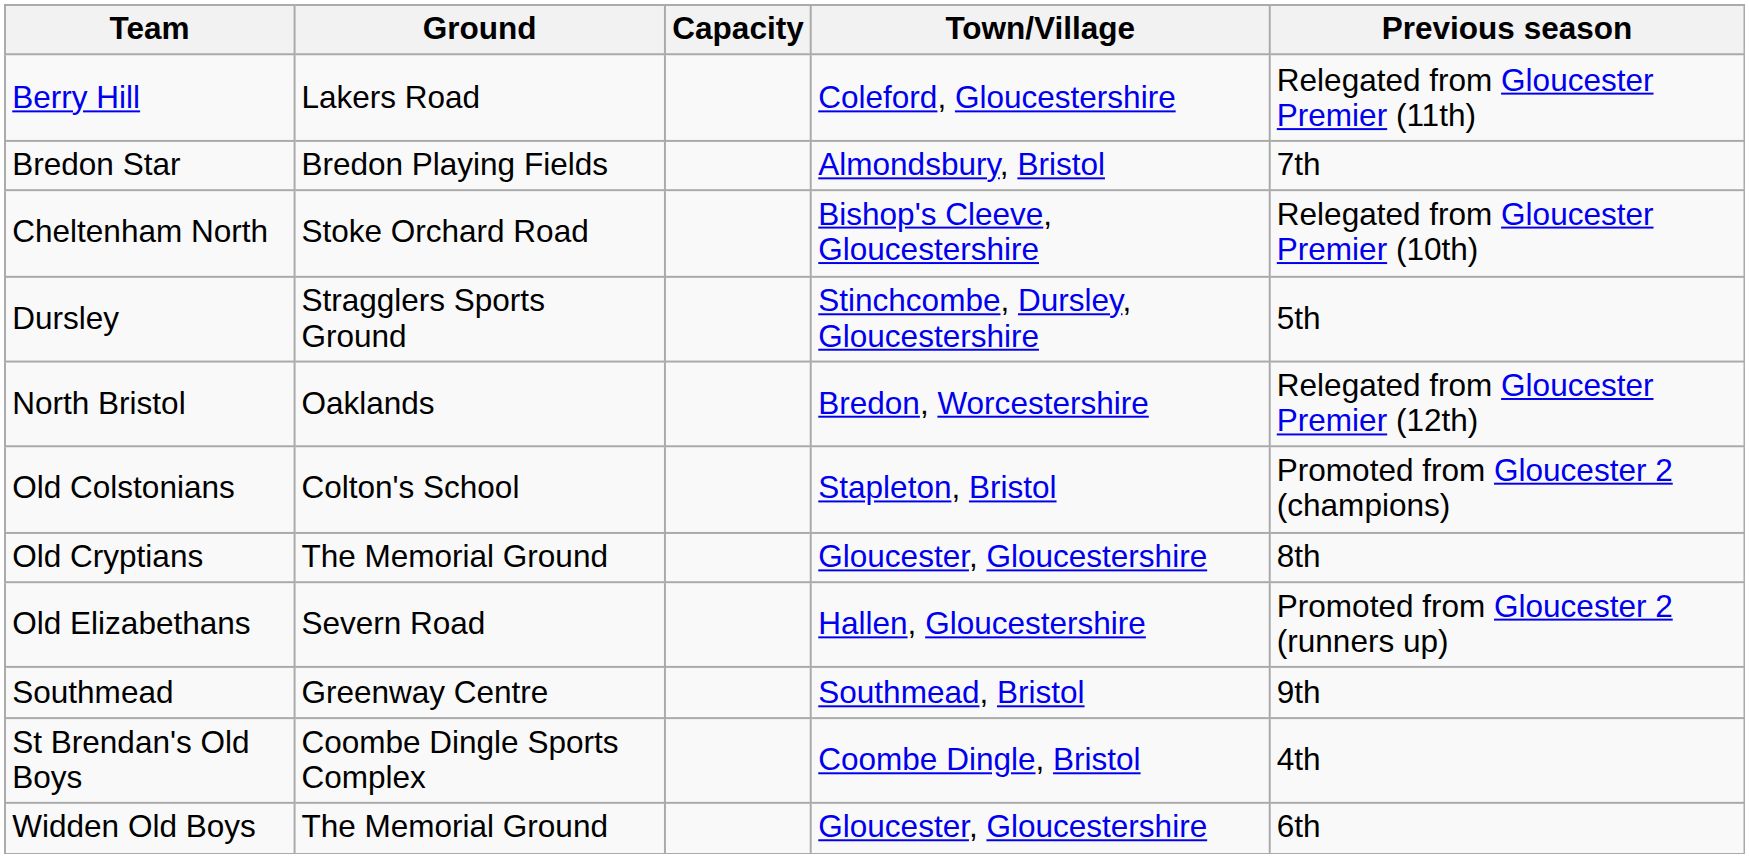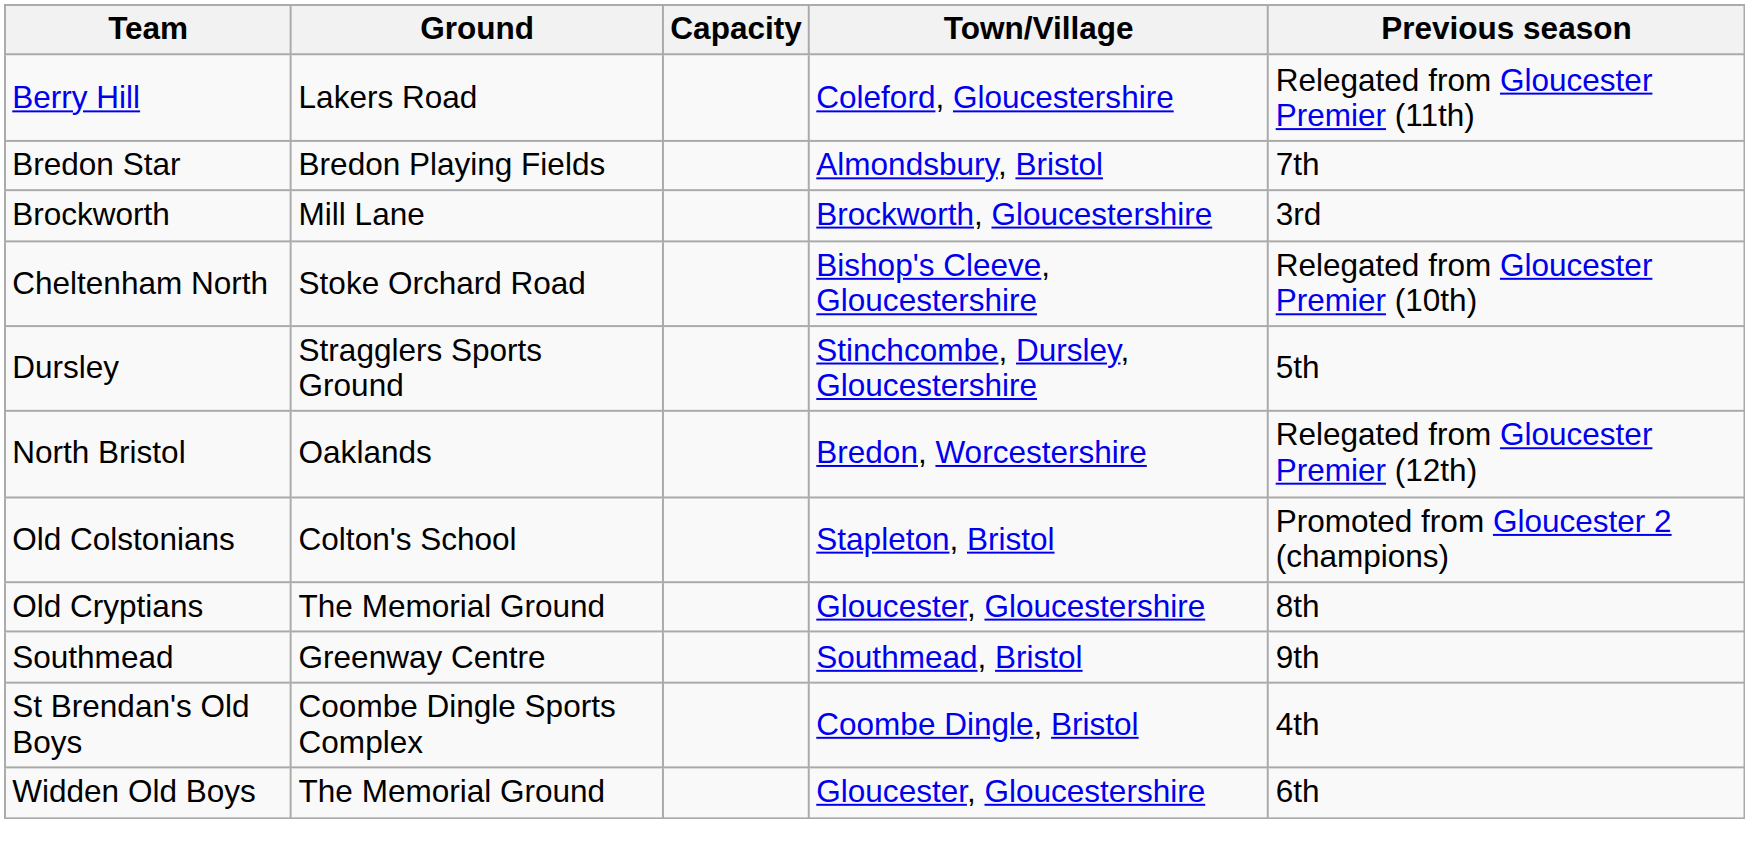+ row: (91, 214)
- row: (131, 624)
